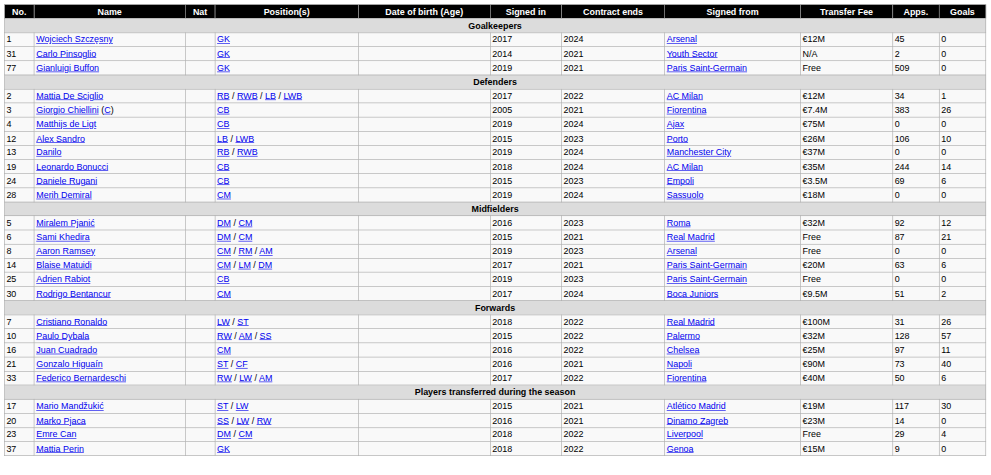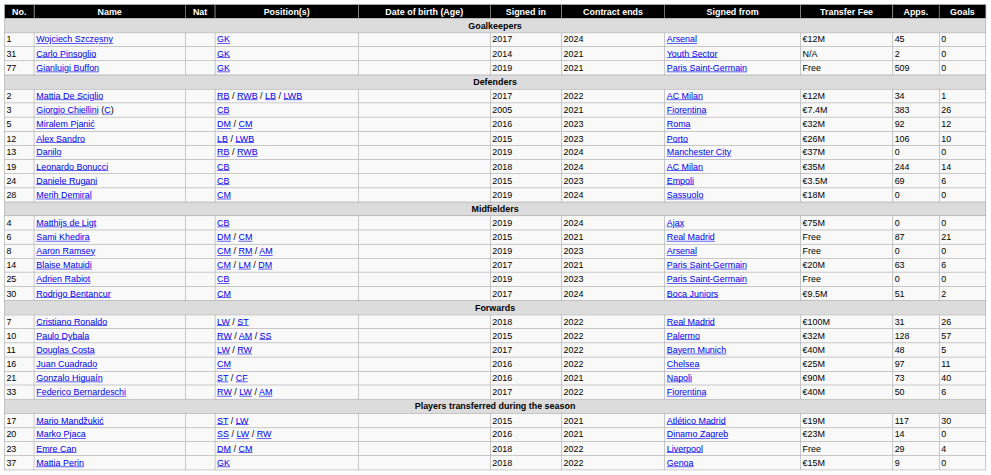rows swapped: (66, 125) <-> (65, 223)
+ row: (66, 350)
